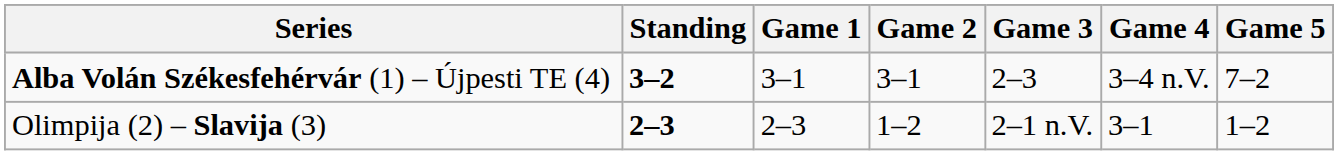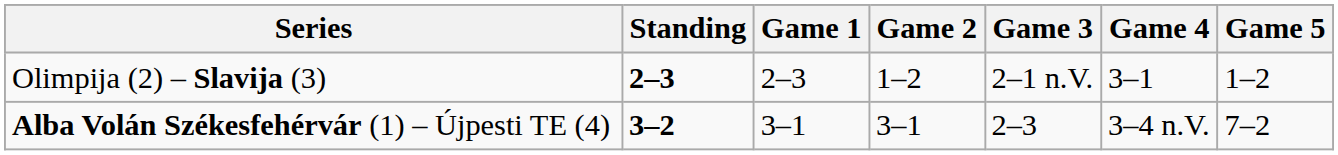rows swapped: (169, 125) <-> (311, 76)
